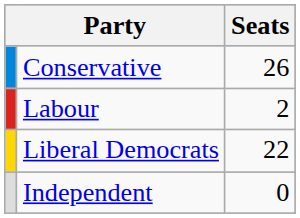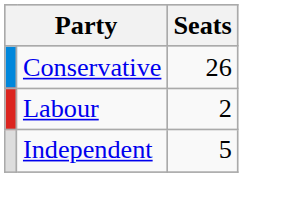- row: (121, 150)
(283, 191) 0 -> (225, 150) 5
